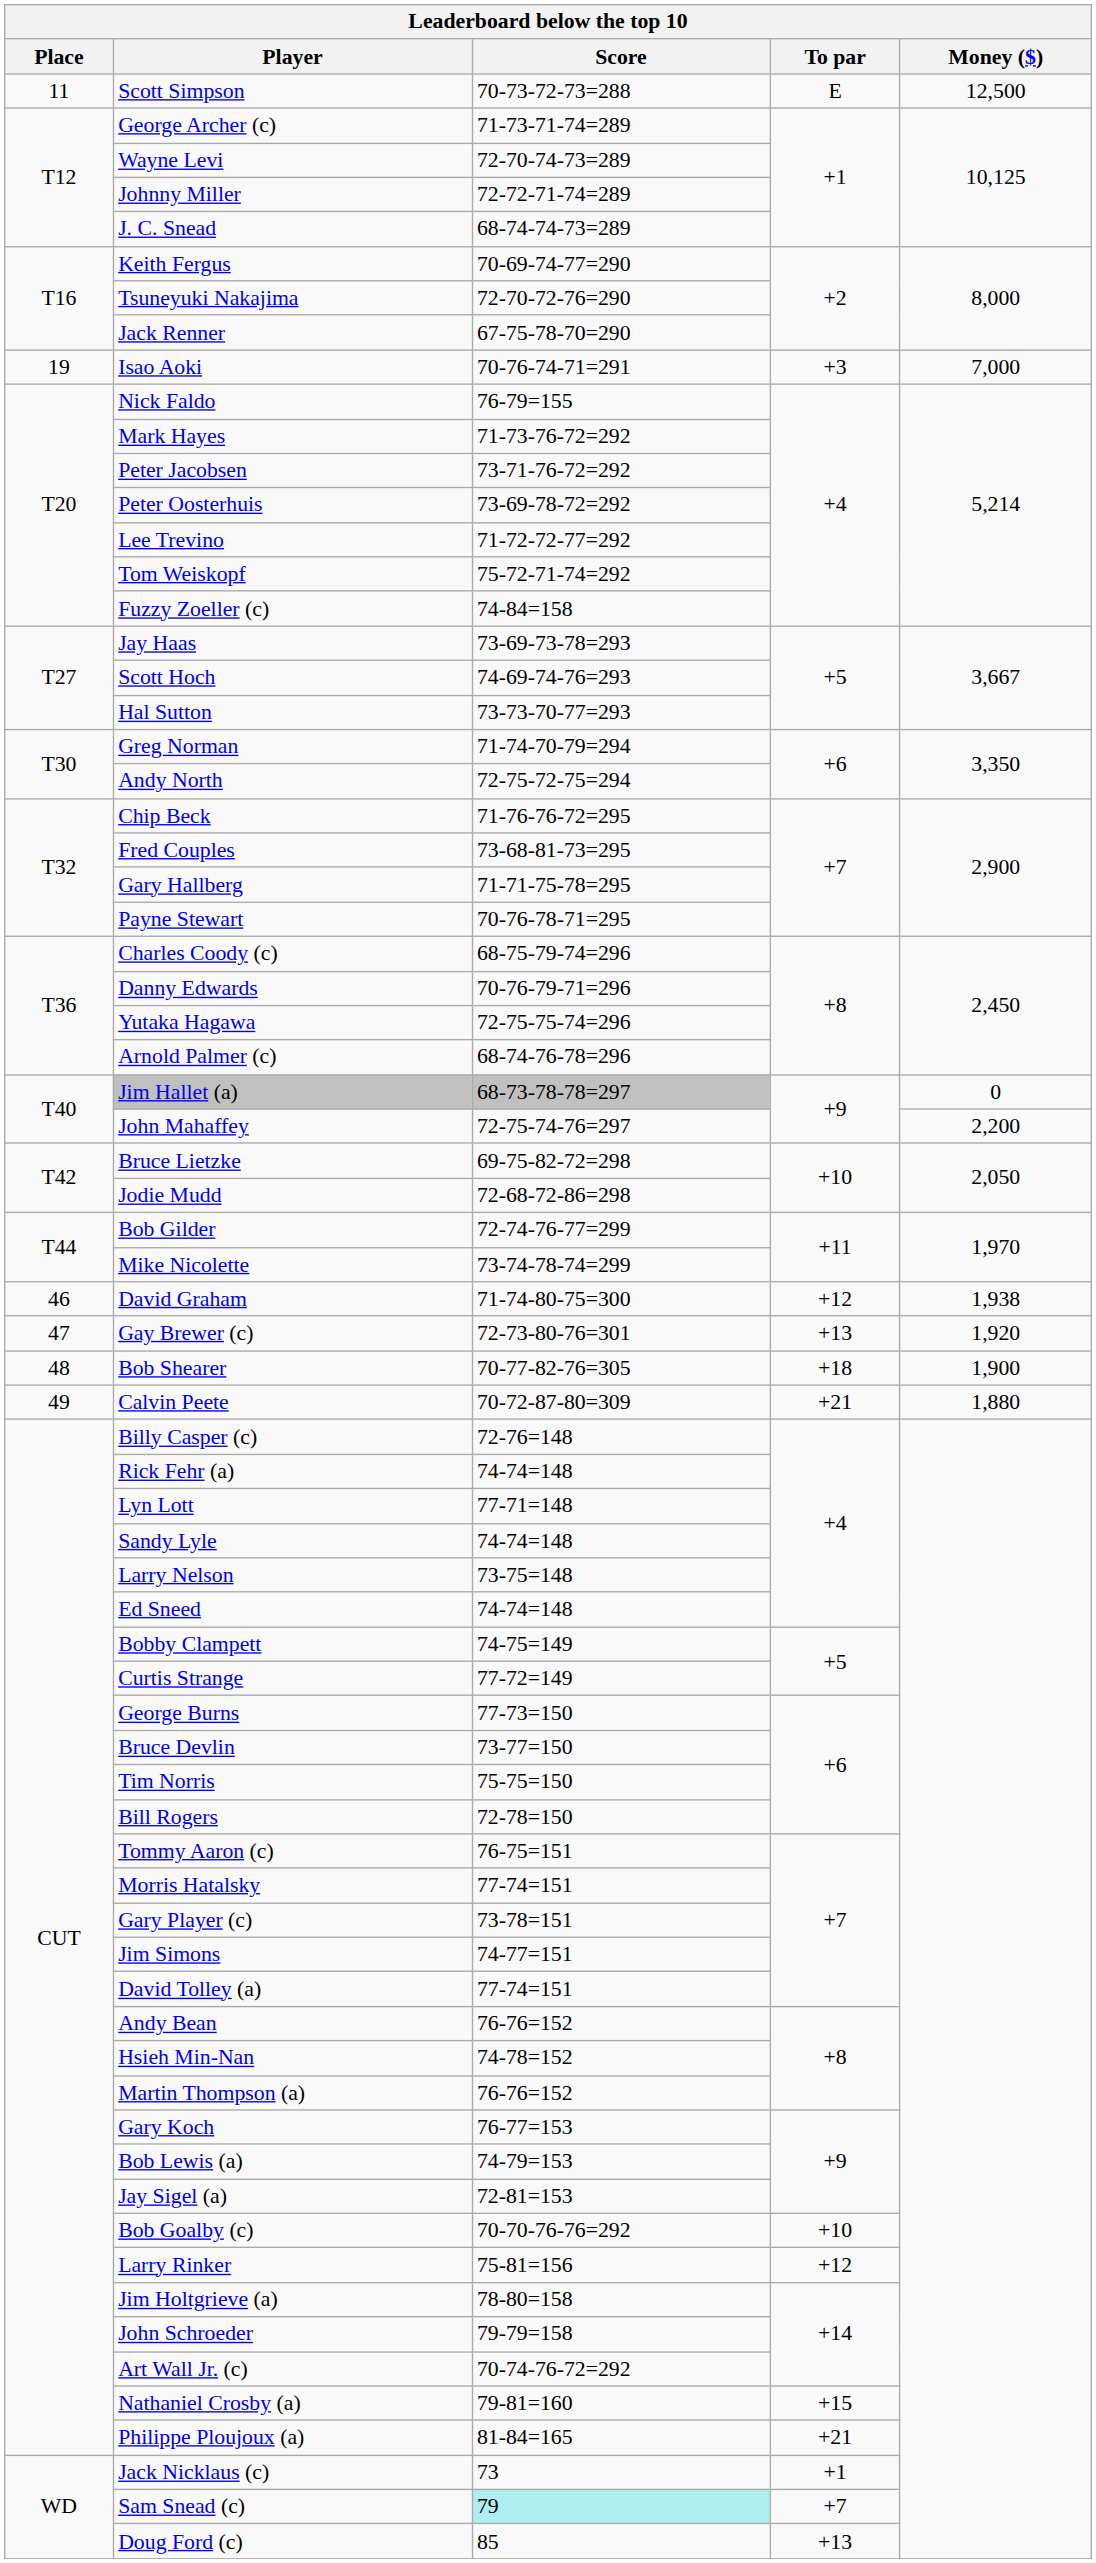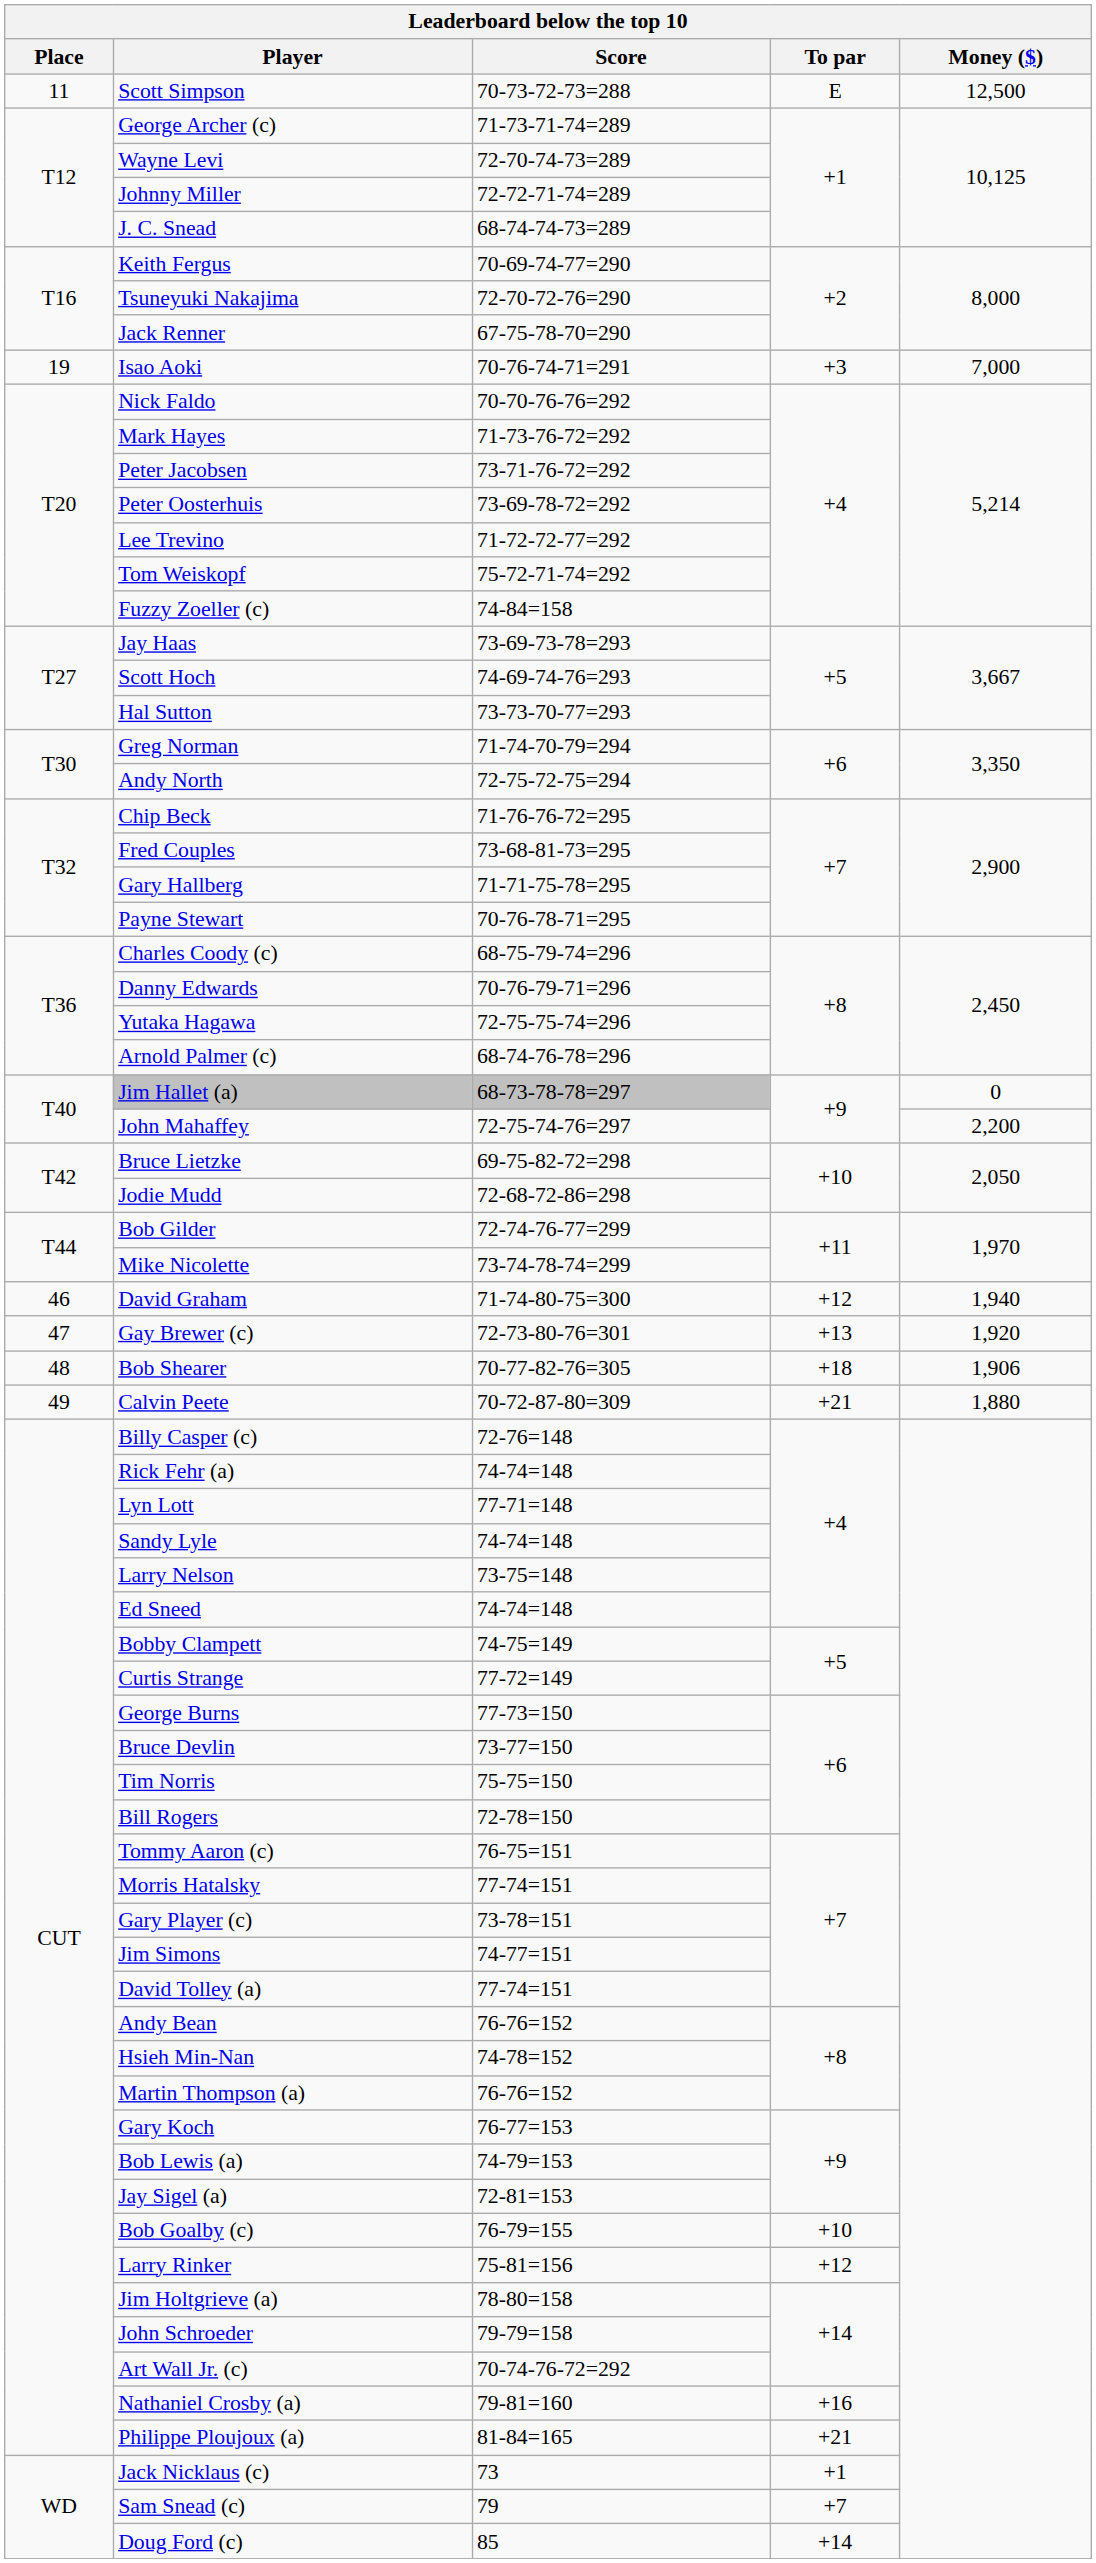(525, 401) 76-79=155 -> (554, 401) 70-70-76-76=292
(996, 1298) 1,938 -> (996, 1298) 1,940
(996, 1367) 1,900 -> (996, 1367) 1,906
(554, 2230) 70-70-76-76=292 -> (525, 2230) 76-79=155
(835, 2402) +15 -> (835, 2402) +16
(488, 2506) paleturquoise background -> (488, 2506) no background
(835, 2540) +13 -> (835, 2540) +14
